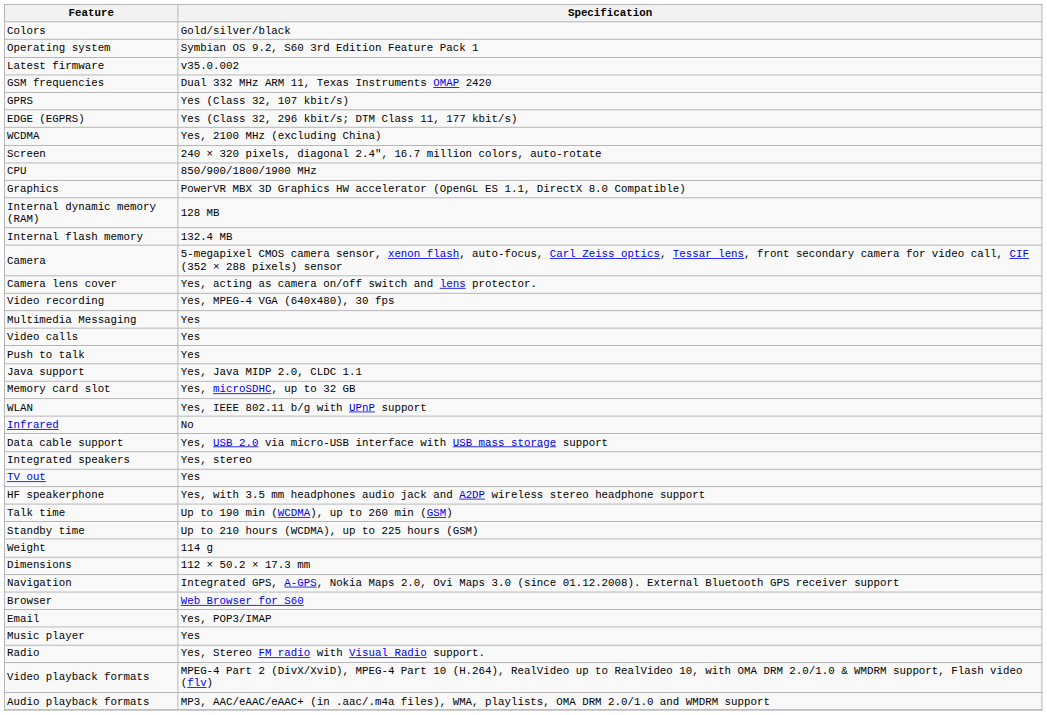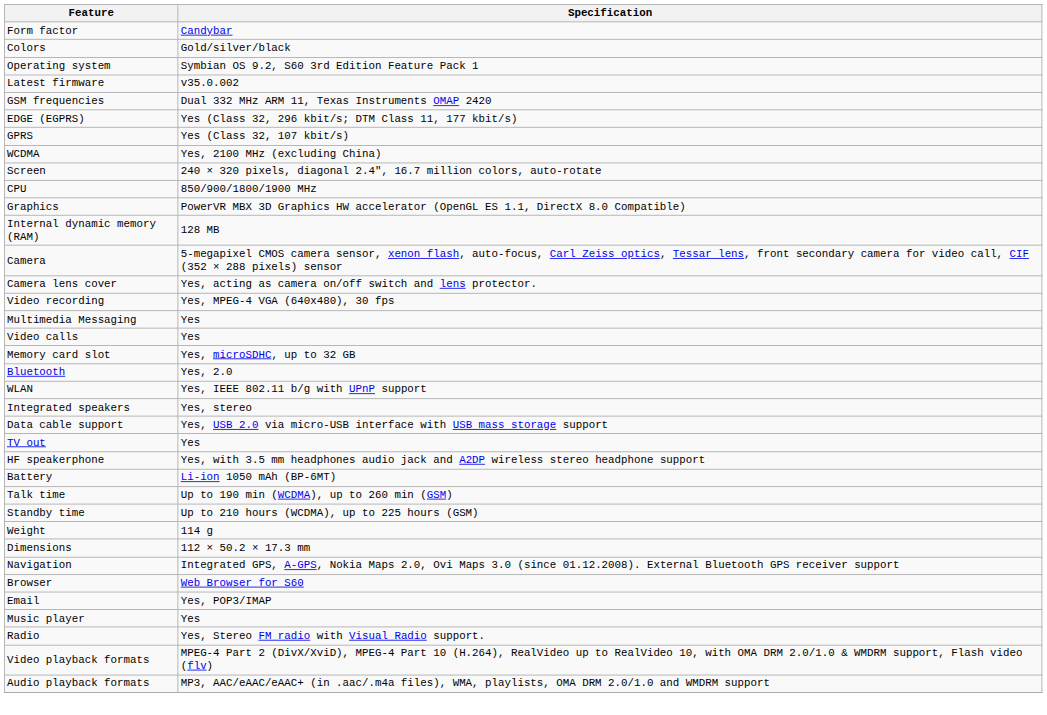+ row: (43, 31)
rows swapped: (20, 101) <-> (46, 119)
- row: (75, 237)
- row: (46, 355)
- row: (46, 372)
+ row: (36, 372)
- row: (33, 425)
rows swapped: (65, 443) <-> (69, 460)
+ row: (30, 478)
